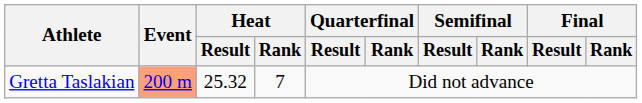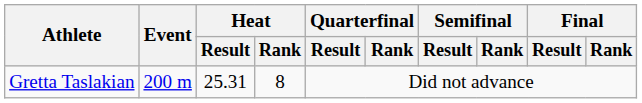(168, 82) lightsalmon background -> (168, 82) no background
(225, 82) 25.32 -> (225, 82) 25.31
(280, 82) 7 -> (280, 82) 8
